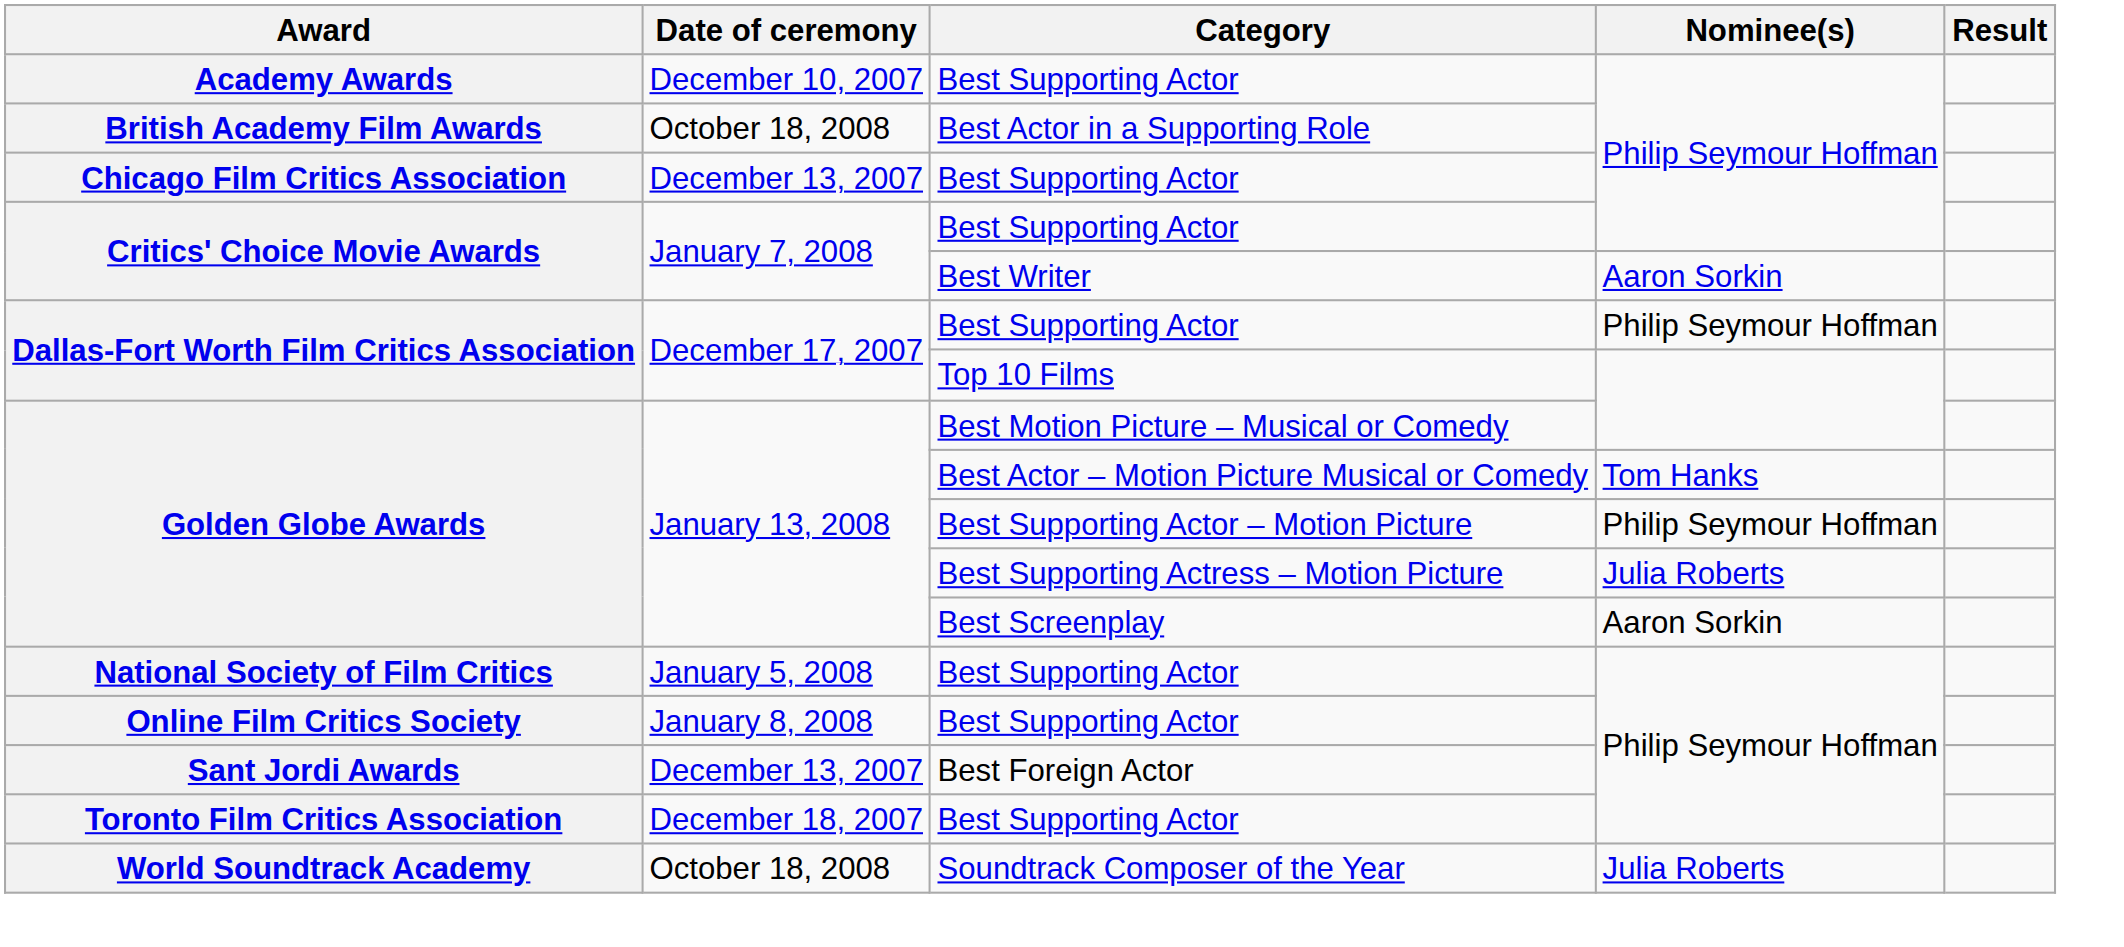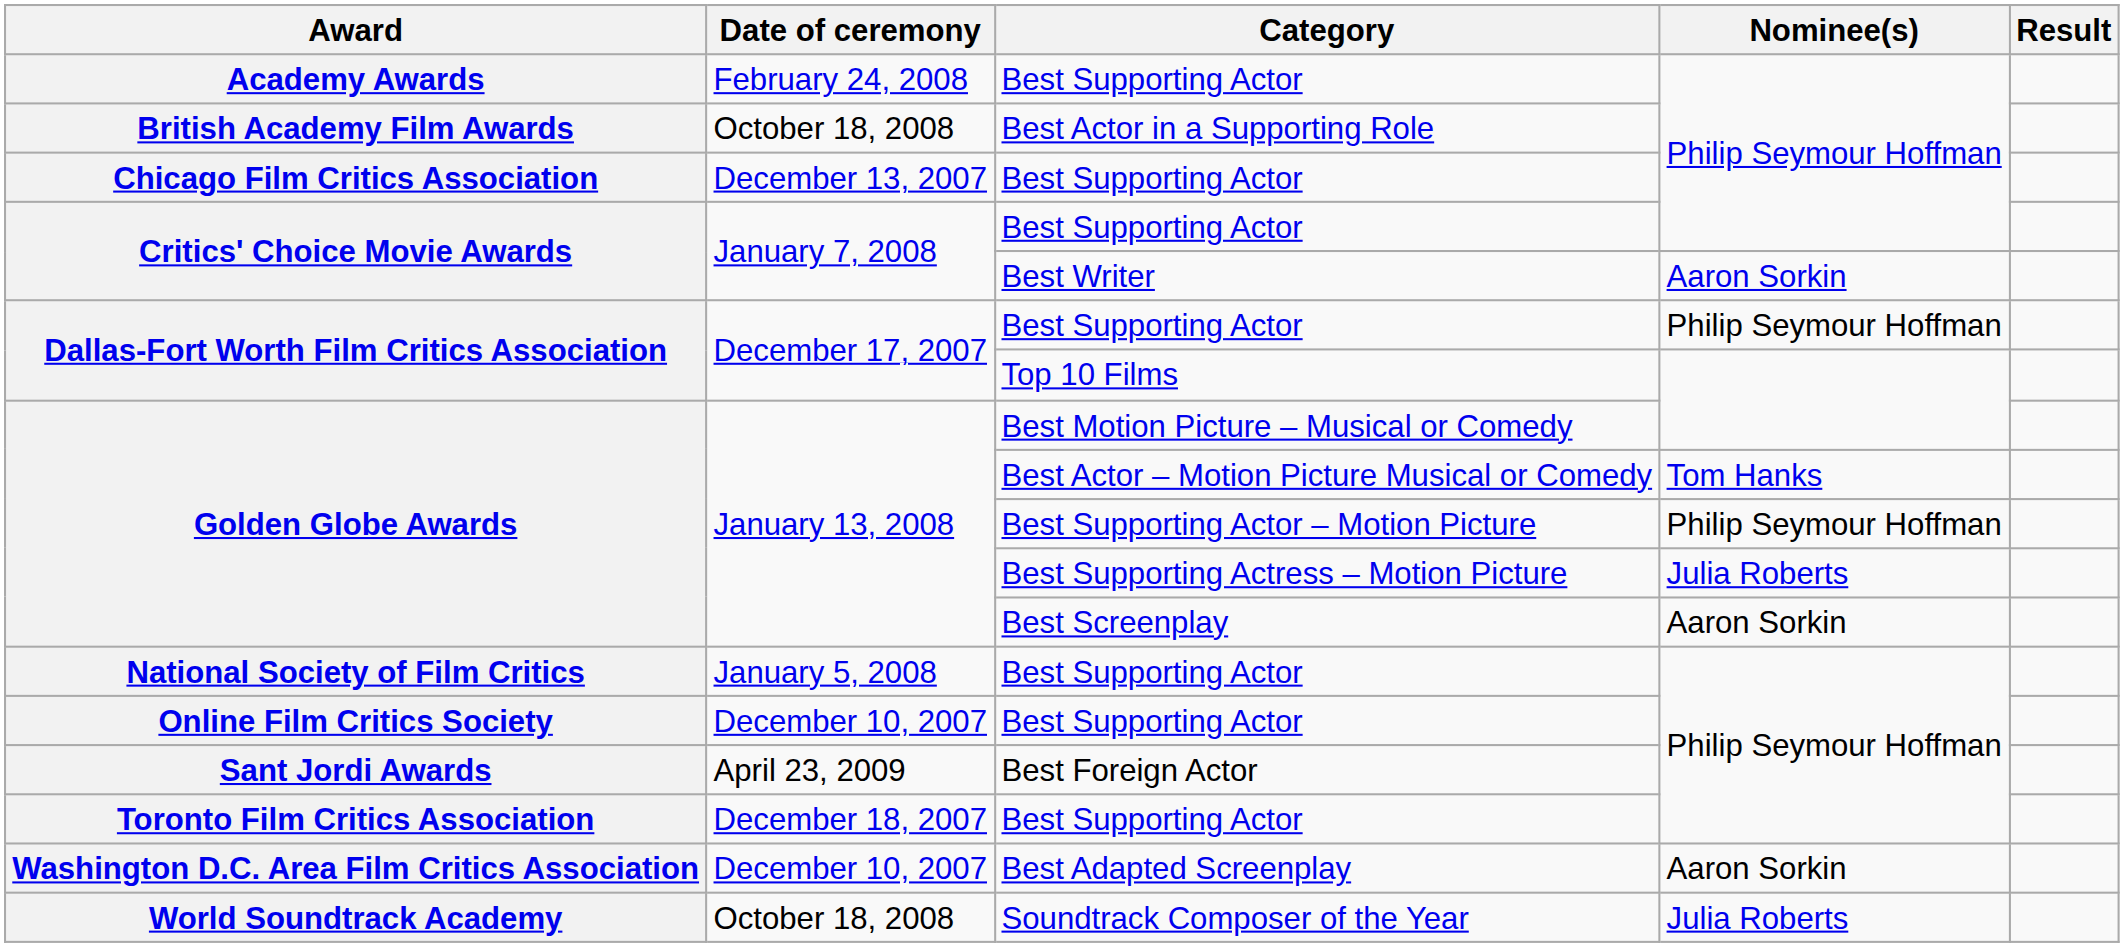(786, 79) December 10, 2007 -> (841, 79) February 24, 2008
(761, 720) January 8, 2008 -> (850, 720) December 10, 2007
(786, 770) December 13, 2007 -> (810, 770) April 23, 2009
+ row: (356, 868)
